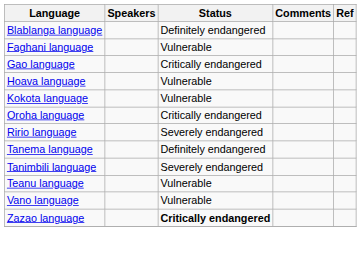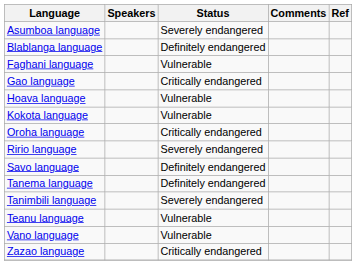+ row: (53, 30)
+ row: (43, 167)
(215, 218) bold -> (211, 252) normal
